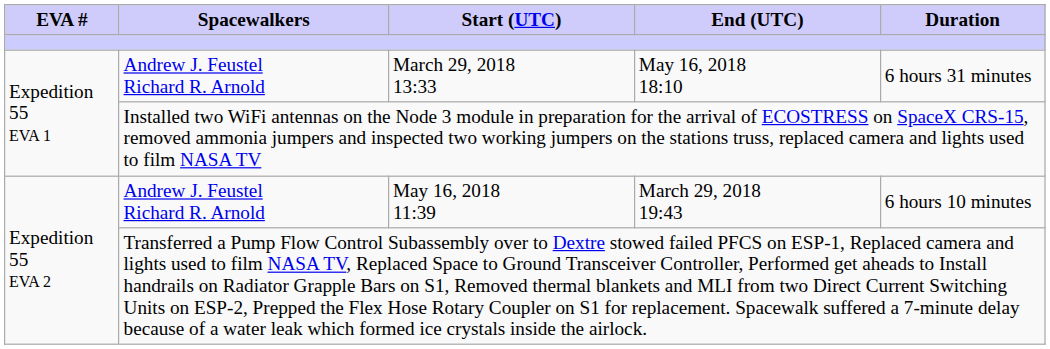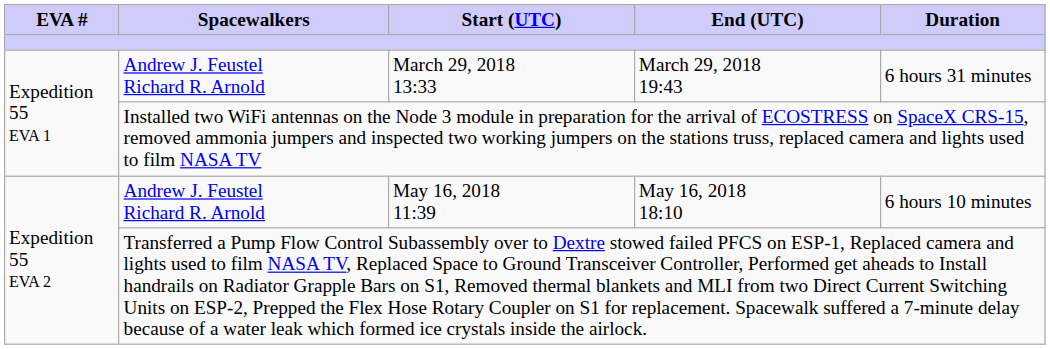(692, 75) May 16, 2018 18:10 -> (700, 75) March 29, 2018 19:43
(700, 201) March 29, 2018 19:43 -> (692, 201) May 16, 2018 18:10
